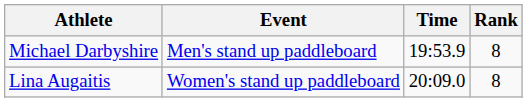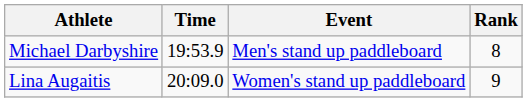columns swapped: (283, 20) <-> (437, 20)
(496, 82) 8 -> (496, 82) 9
